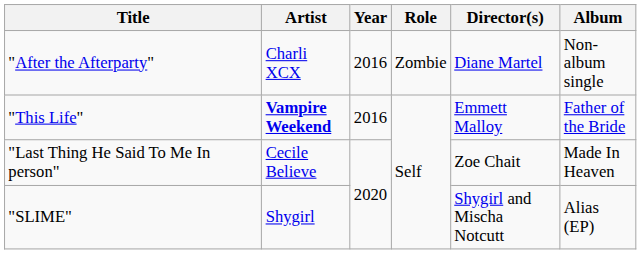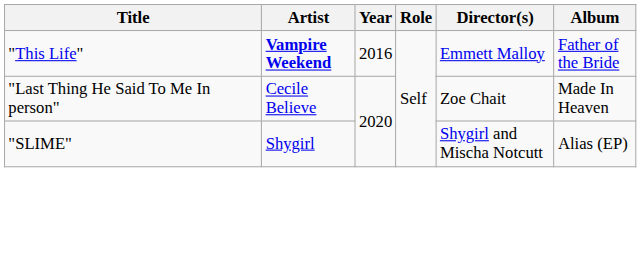- row: (81, 62)
